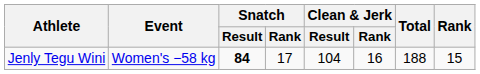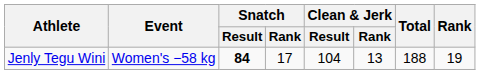(375, 59) 16 -> (375, 59) 13
(455, 59) 15 -> (455, 59) 19
